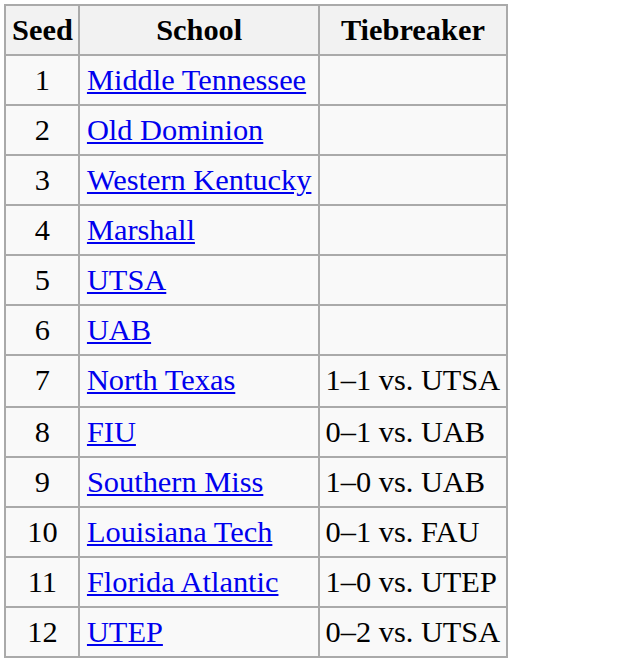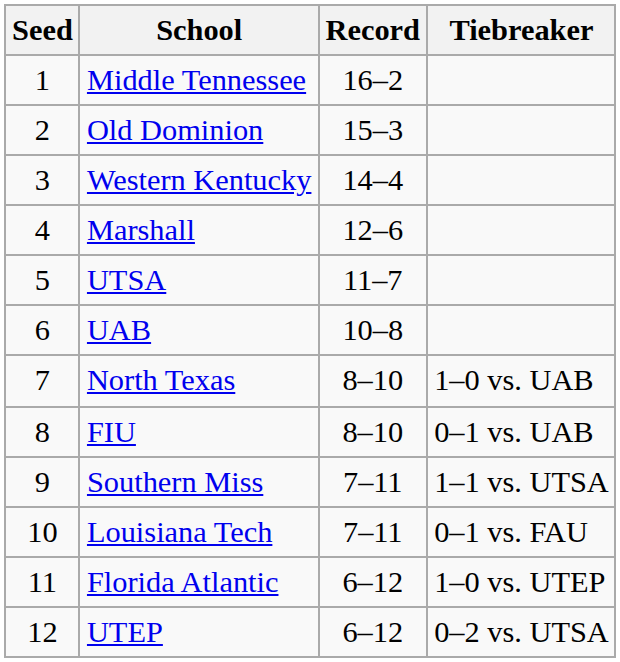+ column: (373, 29)
(413, 380) 1–1 vs. UTSA -> (514, 380) 1–0 vs. UAB
(405, 480) 1–0 vs. UAB -> (521, 480) 1–1 vs. UTSA
